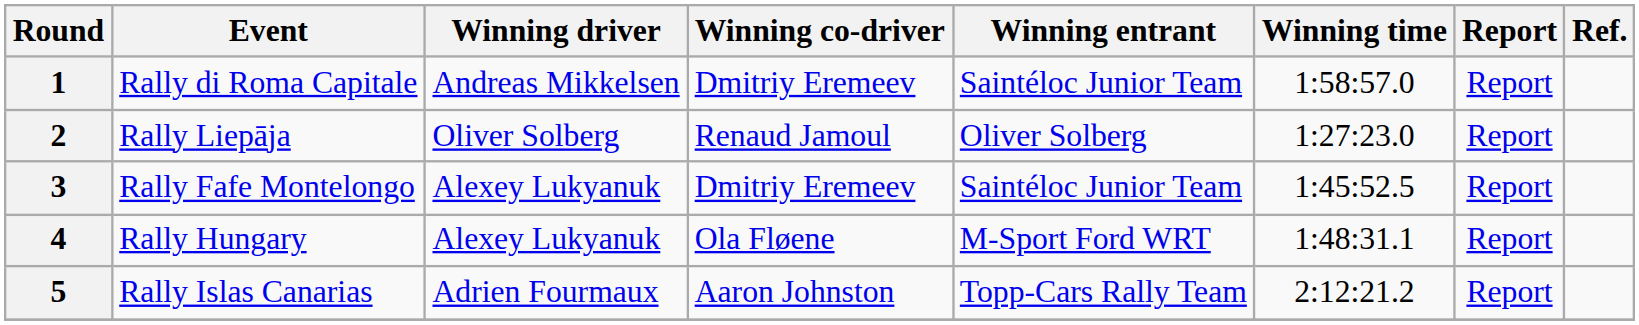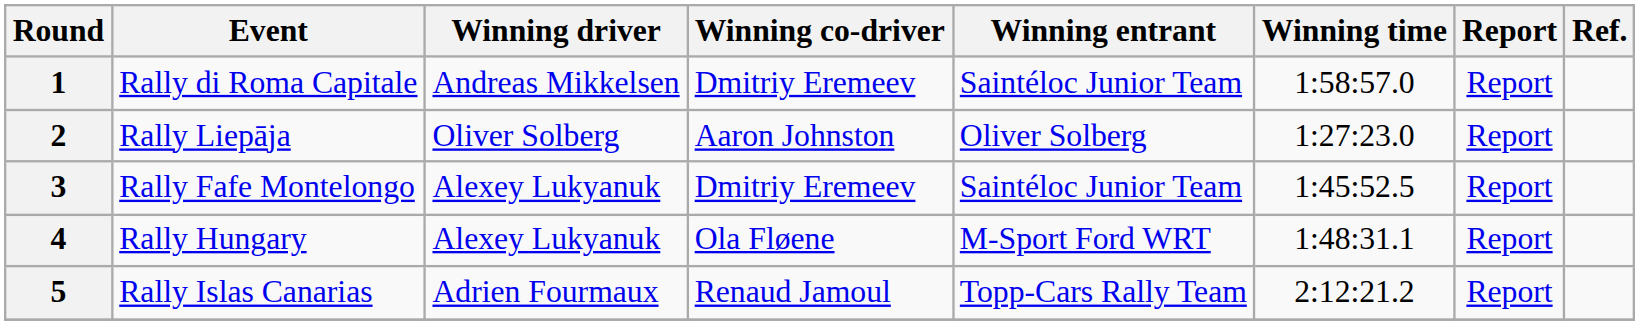(793, 134) Renaud Jamoul -> (795, 134) Aaron Johnston
(795, 291) Aaron Johnston -> (793, 291) Renaud Jamoul
